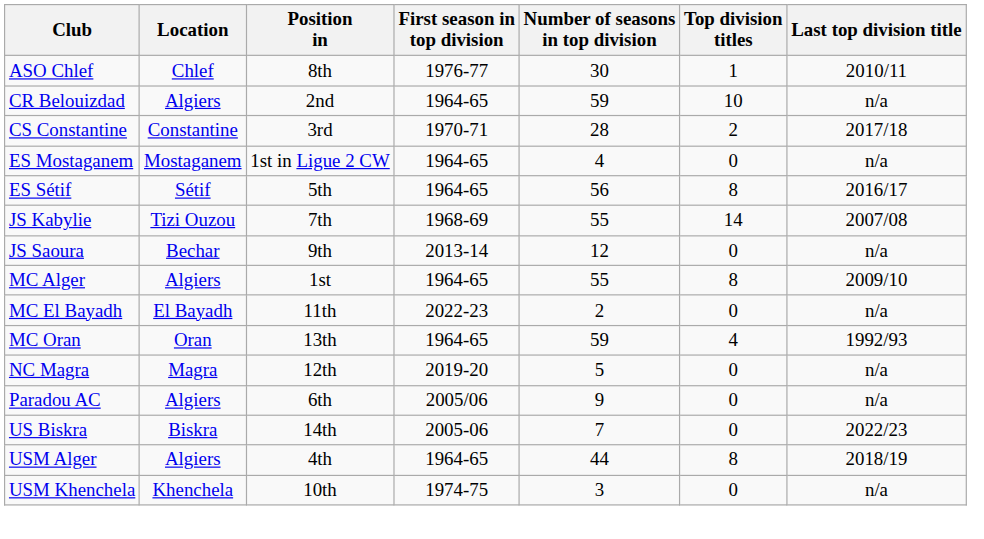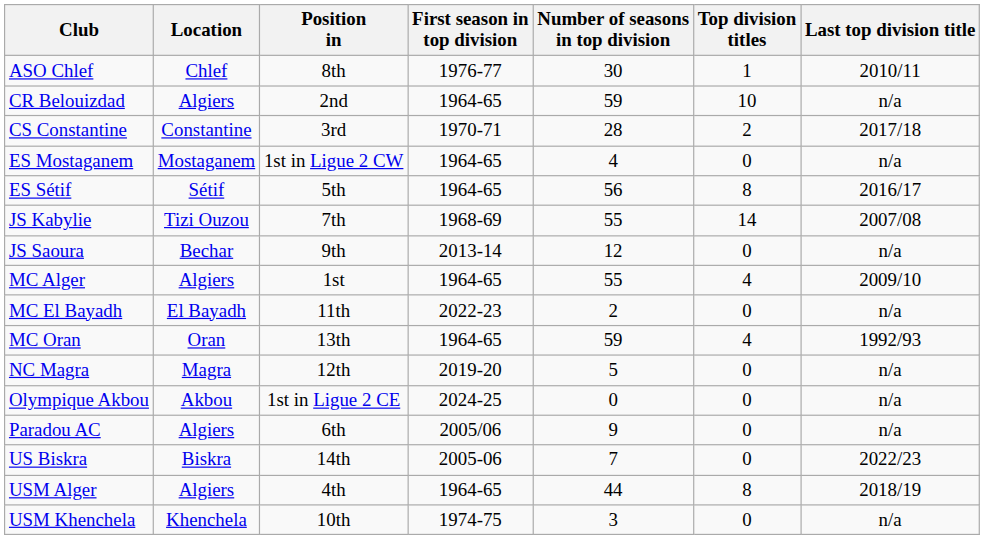(733, 280) 8 -> (747, 280) 4
+ row: (79, 400)
